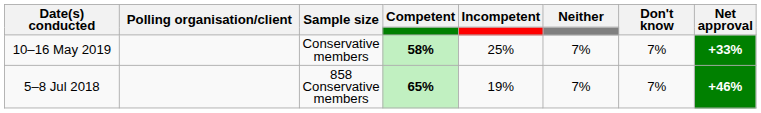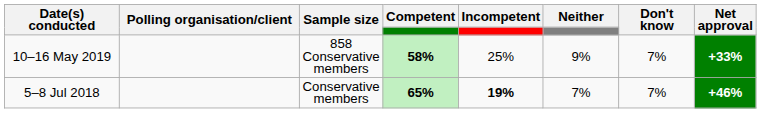(341, 50) Conservative members -> (341, 56) 858 Conservative members
(581, 50) 7% -> (581, 56) 9%
(341, 87) 858 Conservative members -> (341, 93) Conservative members
(501, 87) normal -> (501, 93) bold
